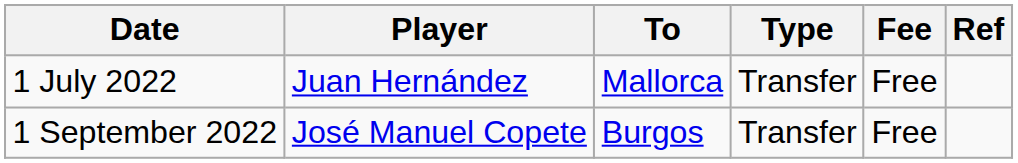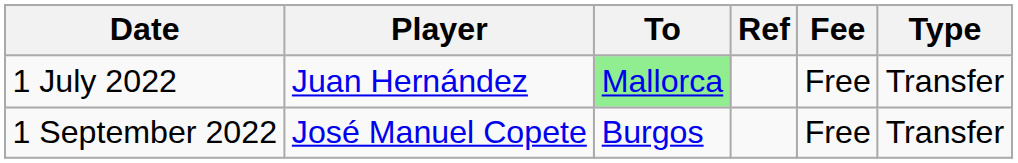columns swapped: (797, 30) <-> (978, 30)
(662, 81) no background -> (662, 81) lightgreen background
